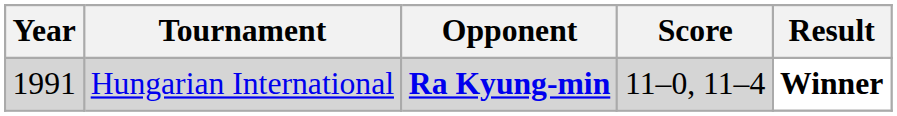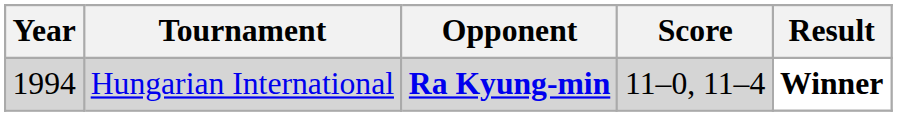(44, 83) 1991 -> (44, 83) 1994
